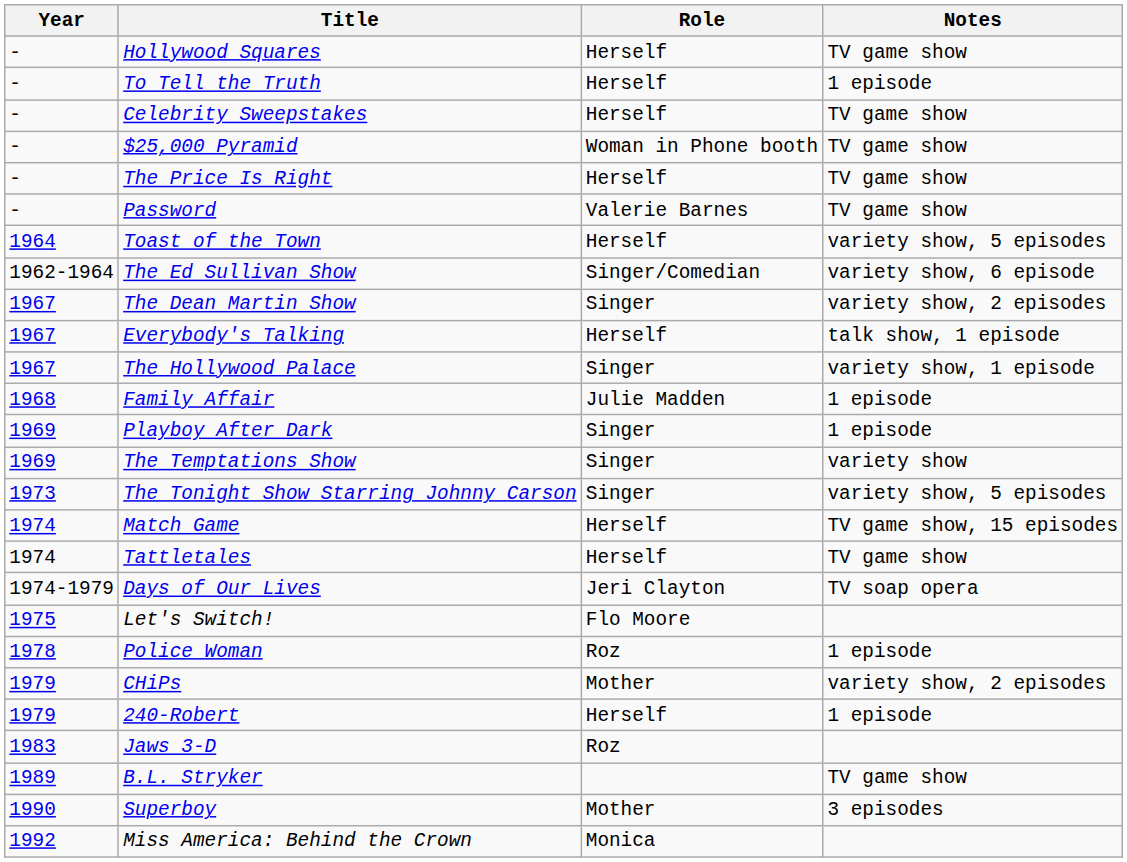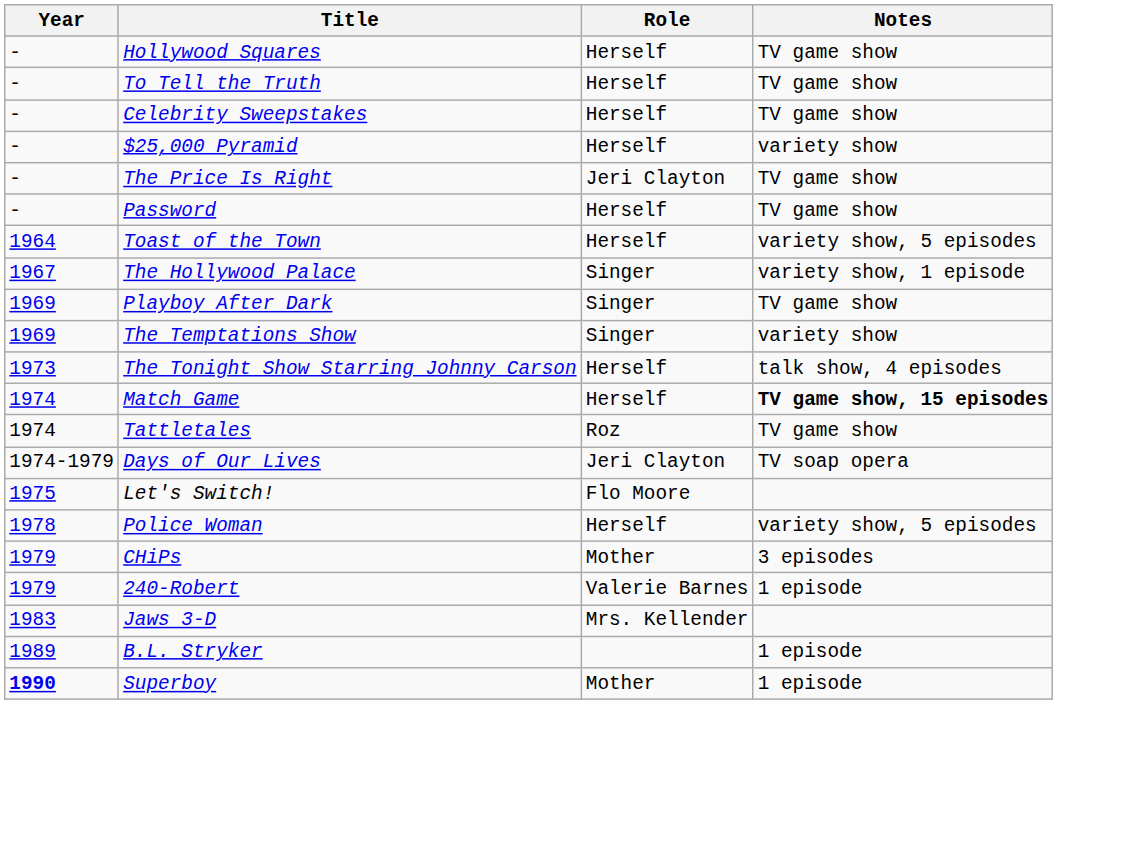(880, 84) 1 episode -> (827, 84) TV game show
(702, 147) Woman in Phone booth -> (626, 147) Herself
(897, 147) TV game show -> (827, 147) variety show
(626, 178) Herself -> (656, 178) Jeri Clayton
(667, 210) Valerie Barnes -> (626, 210) Herself
- row: (239, 273)
- row: (239, 305)
- row: (234, 336)
- row: (199, 399)
(880, 431) 1 episode -> (827, 305) TV game show
(621, 494) Singer -> (626, 368) Herself
(967, 494) variety show, 5 episodes -> (880, 368) talk show, 4 episodes
(973, 526) normal -> (903, 399) bold
(626, 557) Herself -> (603, 431) Roz
(603, 652) Roz -> (626, 526) Herself
(880, 652) 1 episode -> (897, 526) variety show, 5 episodes
(967, 683) variety show, 2 episodes -> (816, 557) 3 episodes
(626, 715) Herself -> (667, 589) Valerie Barnes
(603, 747) Roz -> (667, 620) Mrs. Kellender
(897, 778) TV game show -> (810, 652) 1 episode
(33, 810) normal -> (33, 683) bold
(886, 810) 3 episodes -> (810, 683) 1 episode
- row: (298, 841)
